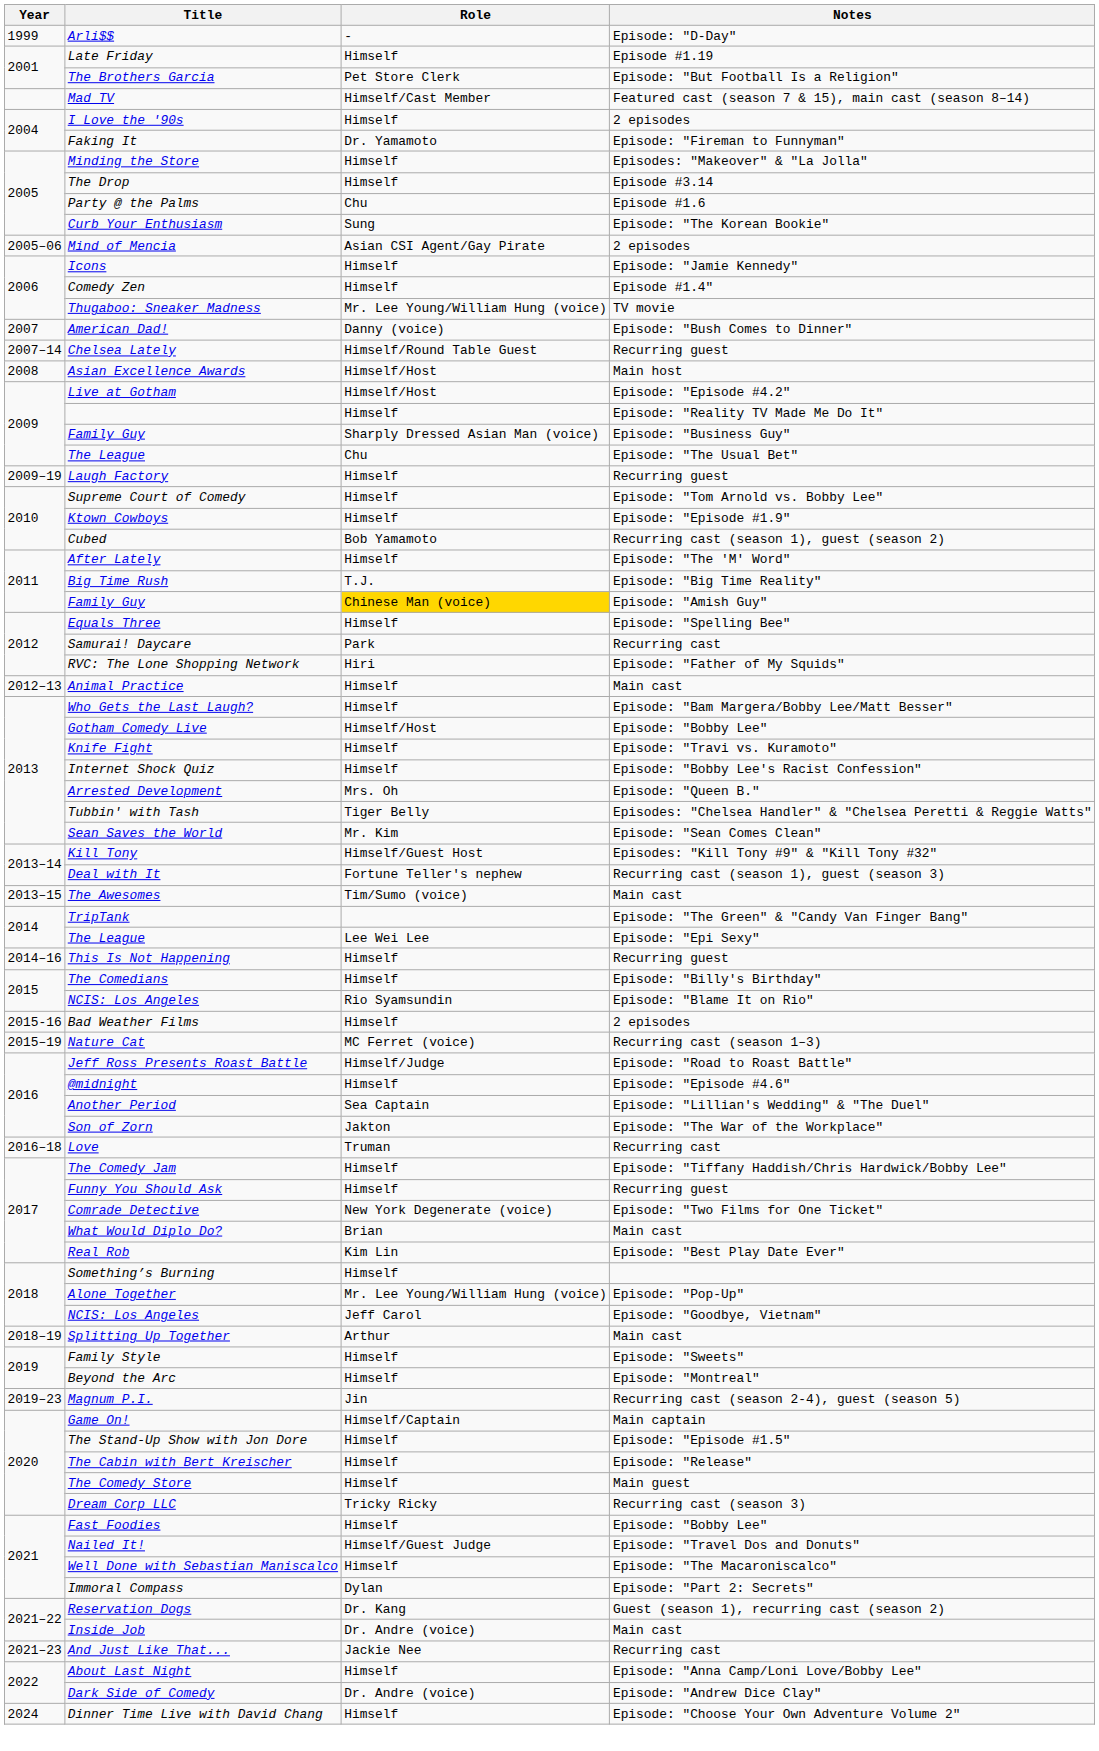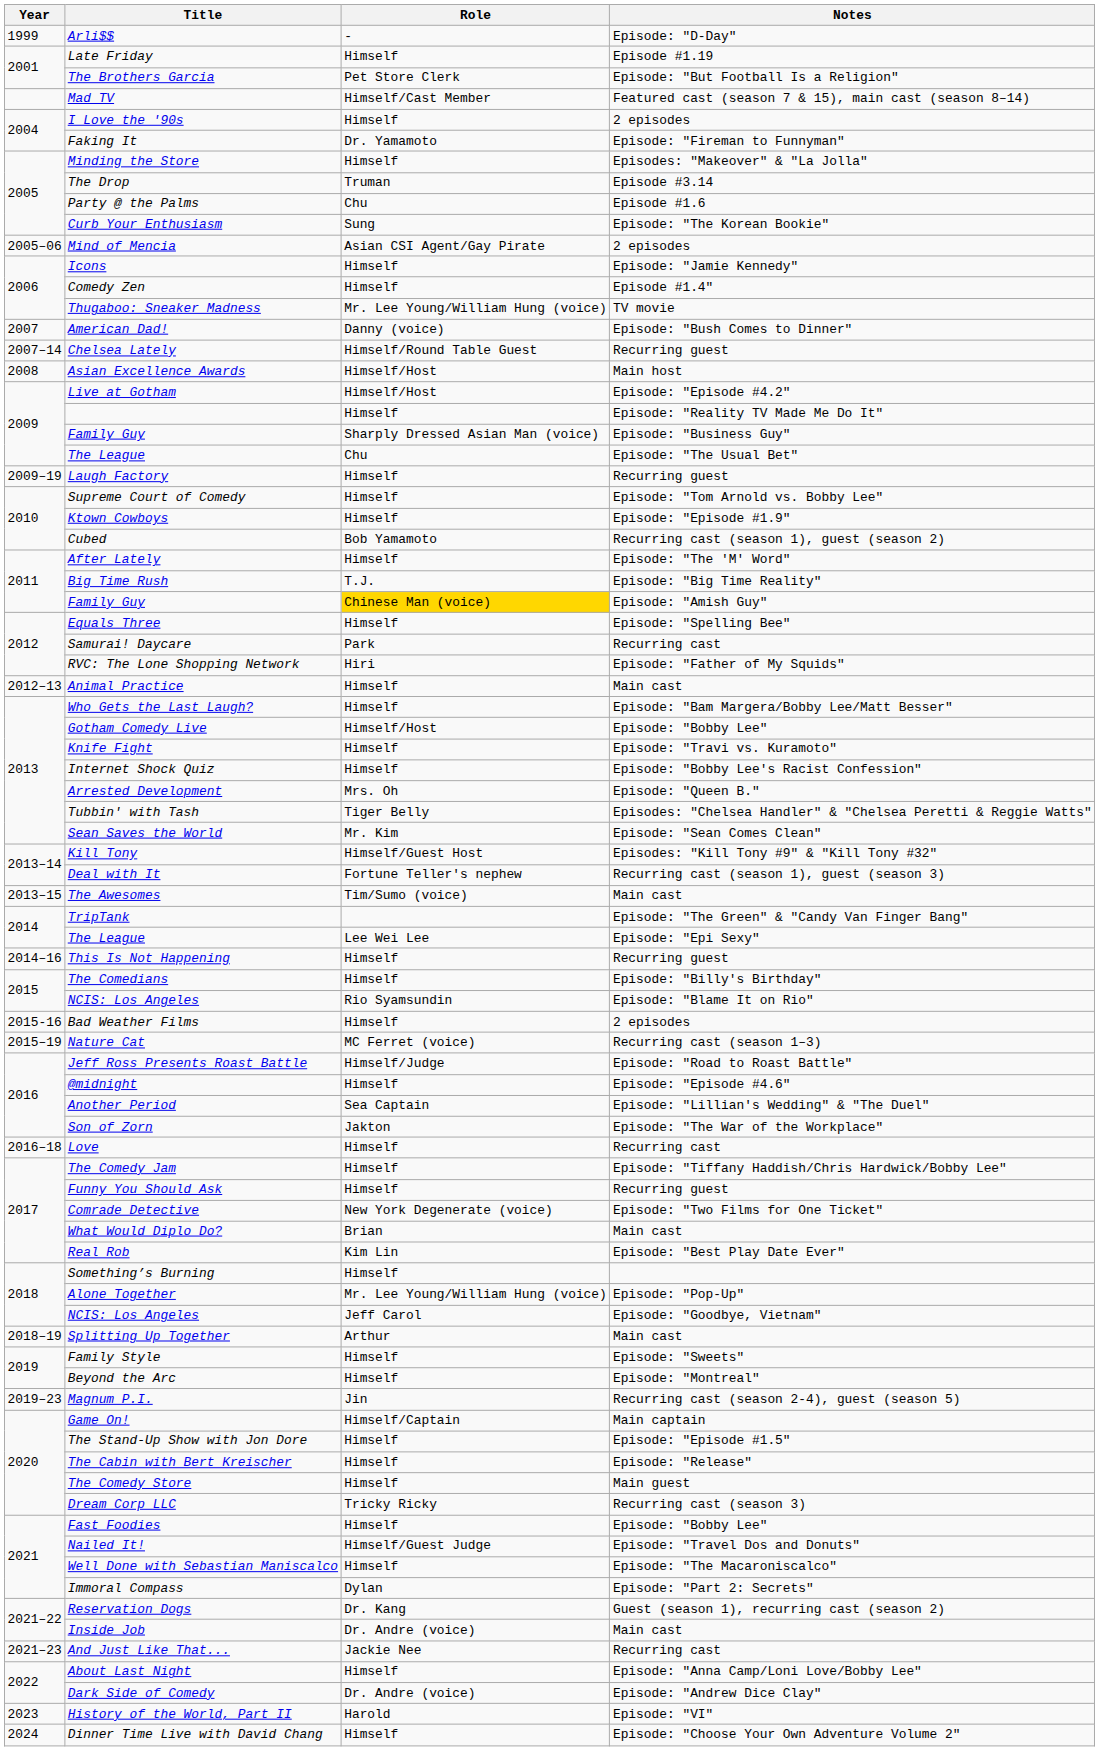(371, 183) Himself -> (367, 183) Truman
(367, 1148) Truman -> (371, 1148) Himself
+ row: (180, 1714)
